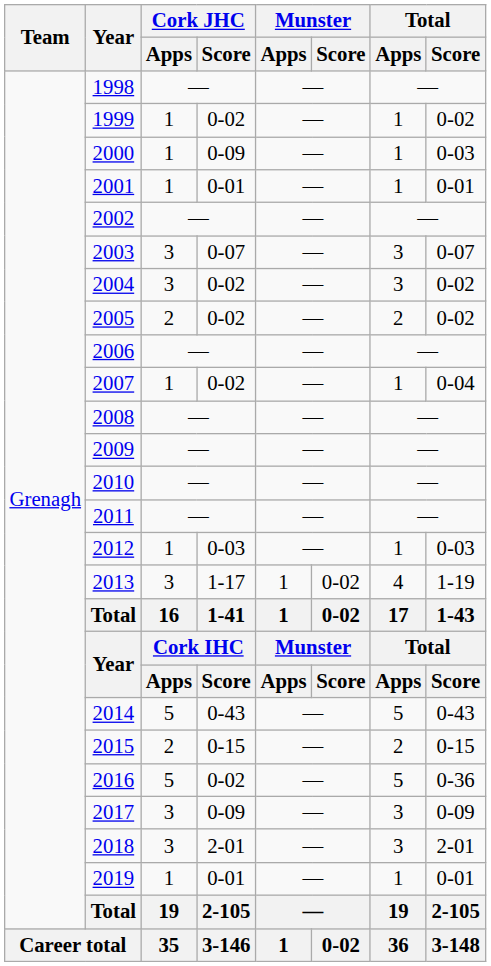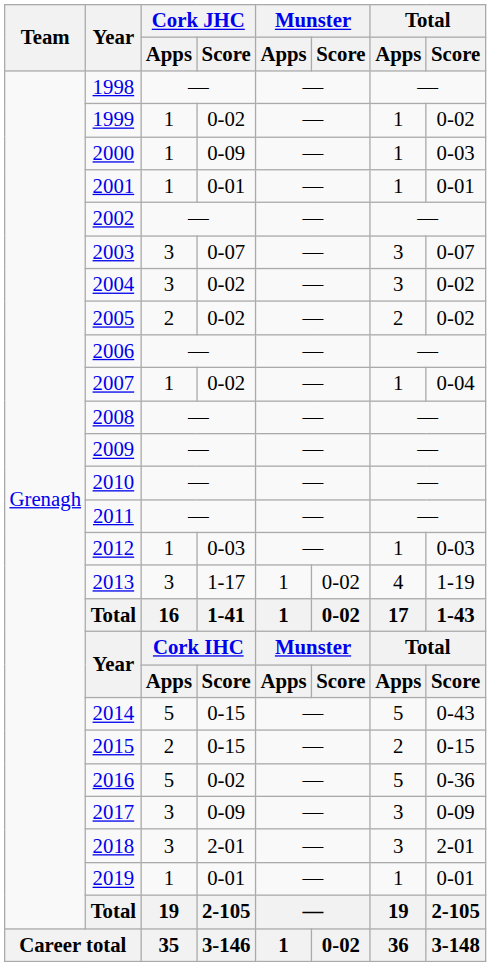(226, 713) 0-43 -> (226, 713) 0-15
